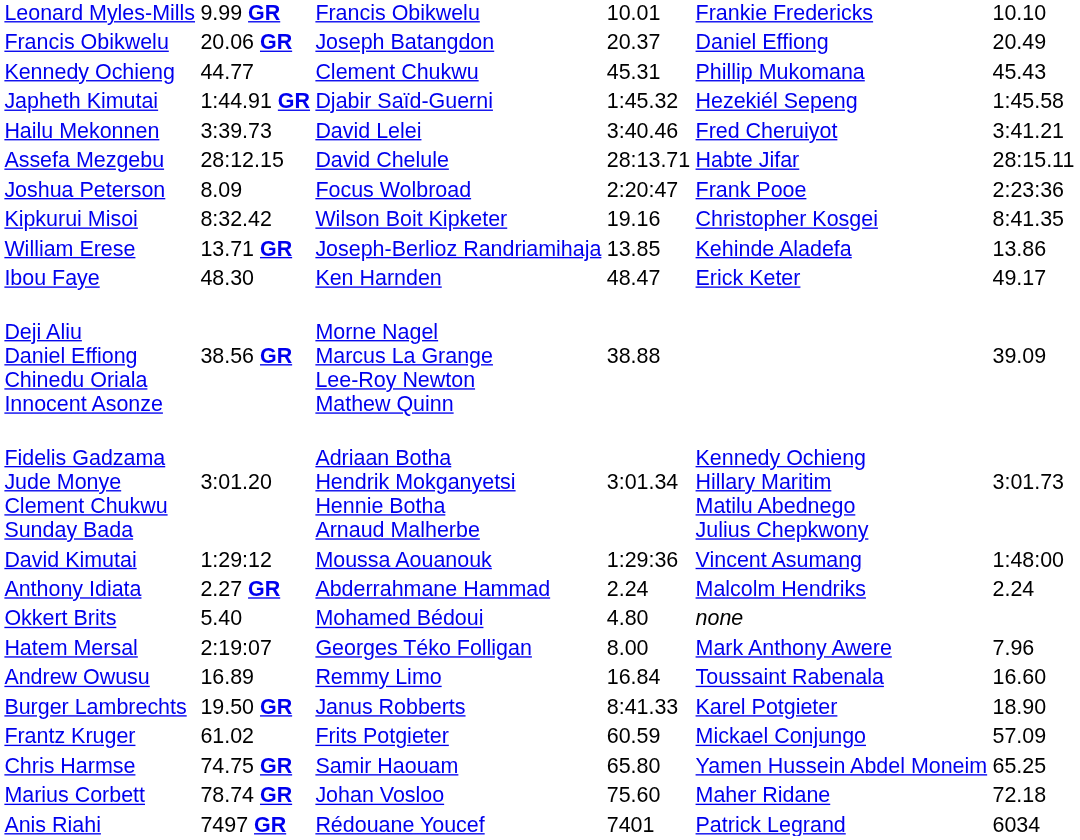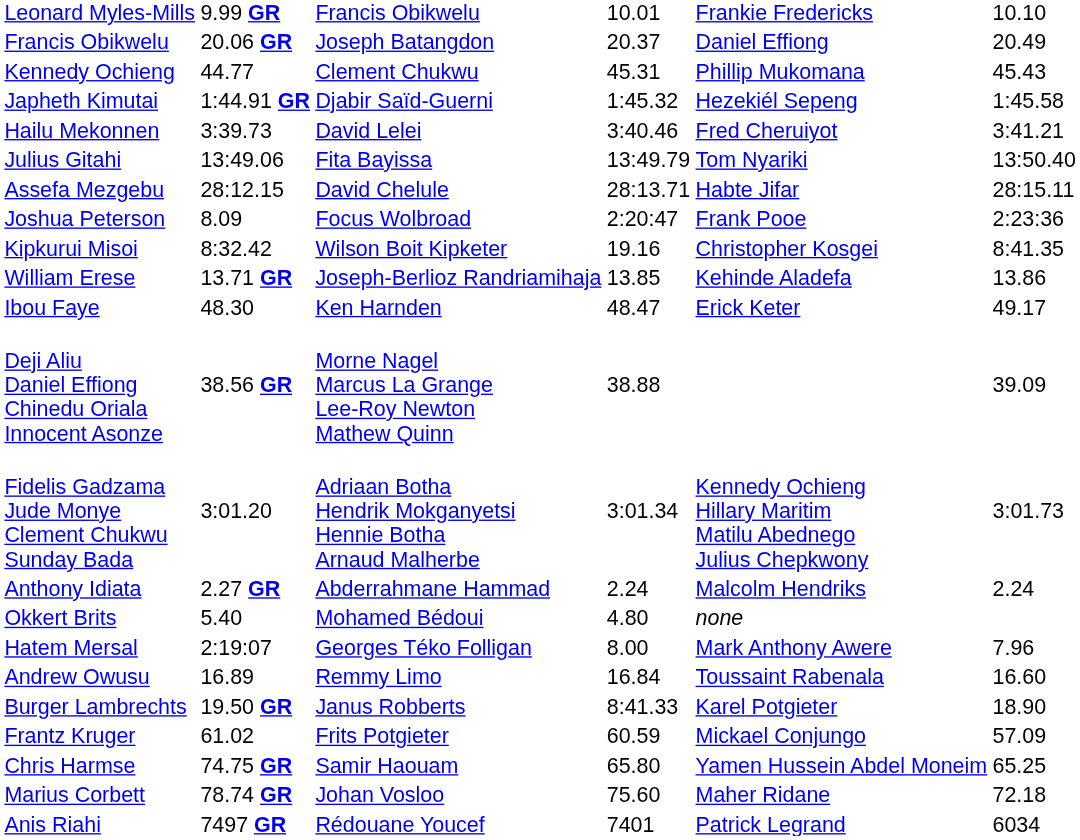+ row: (63, 160)
- row: (71, 559)
